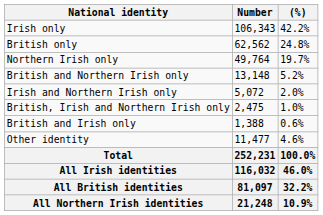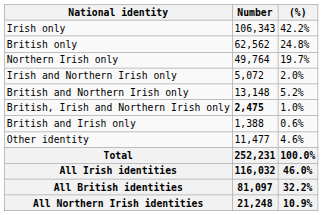rows swapped: (98, 76) <-> (92, 92)
(249, 108) normal -> (249, 108) bold
